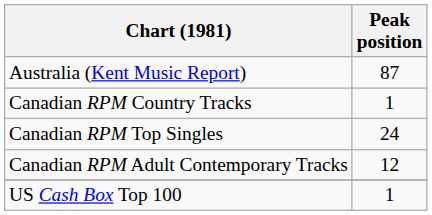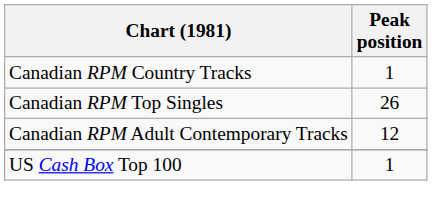- row: (128, 72)
(390, 133) 24 -> (390, 103) 26
